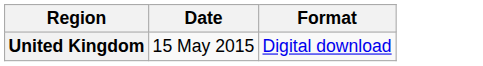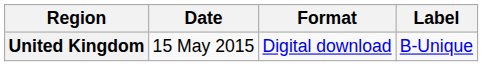+ column: (436, 18)
